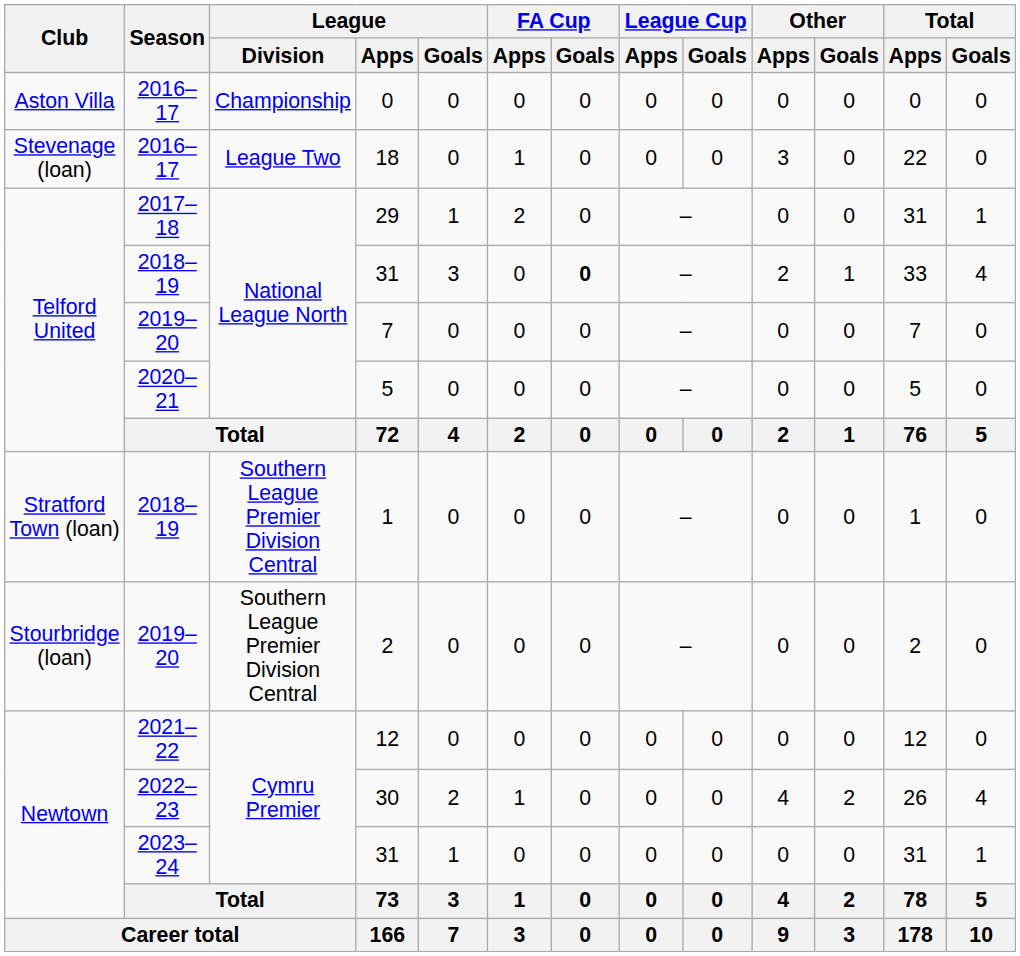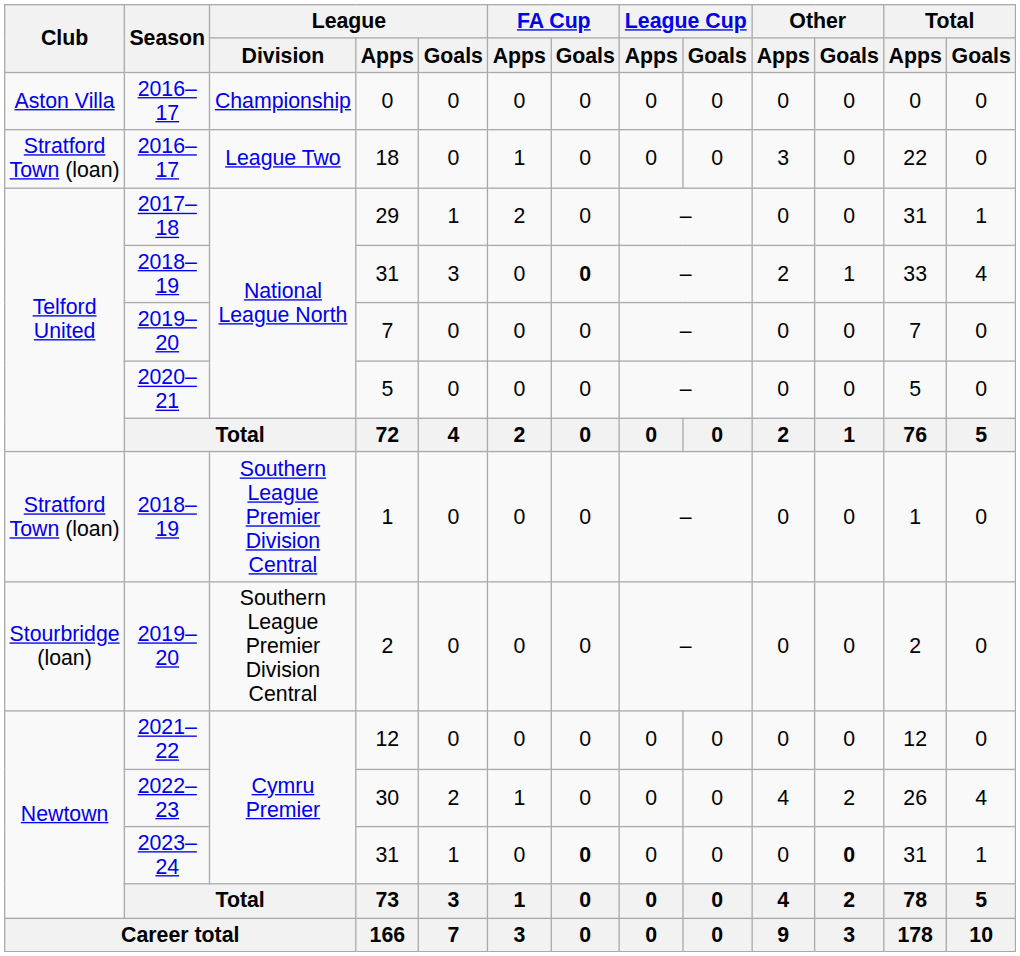(65, 158) Stevenage (loan) -> (65, 158) Stratford Town (loan)
(585, 855) normal -> (585, 855) bold
(849, 855) normal -> (849, 855) bold
